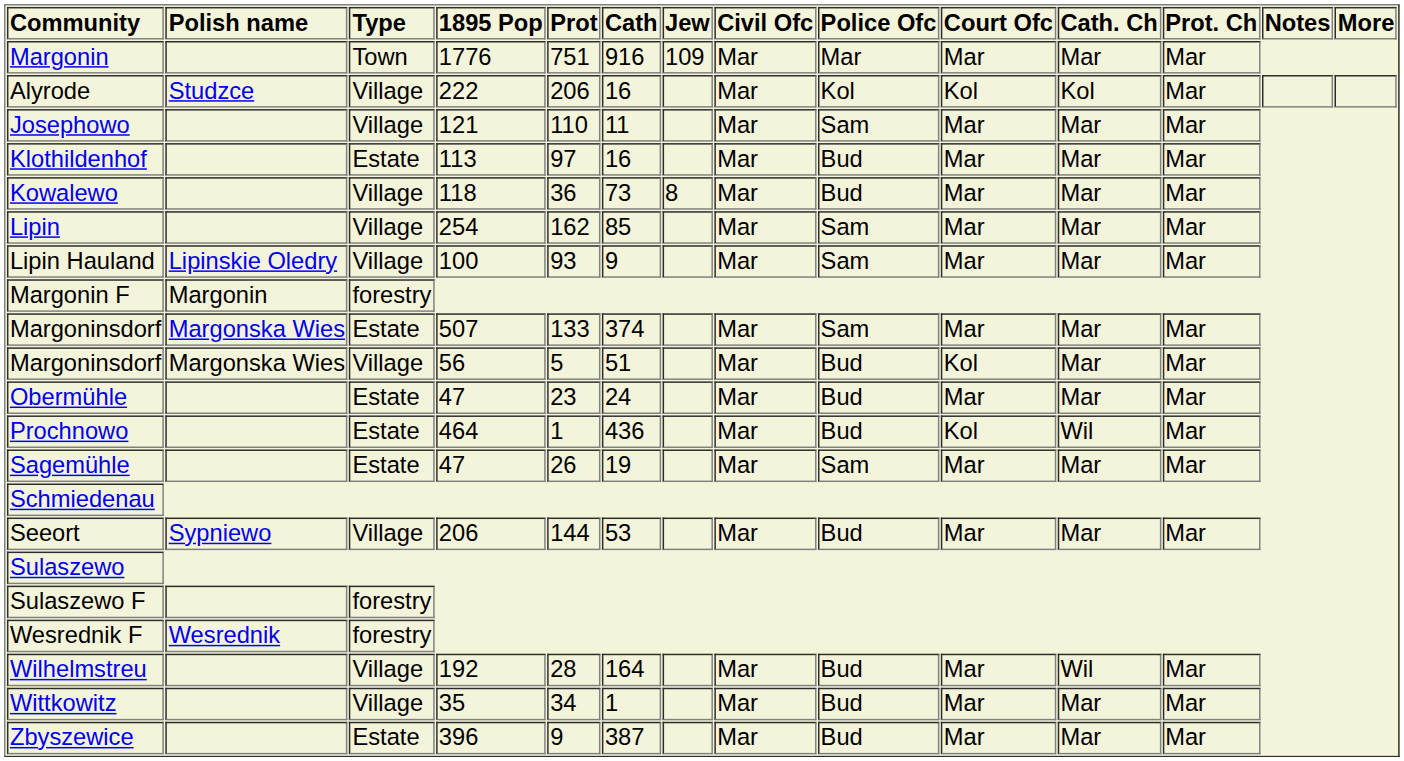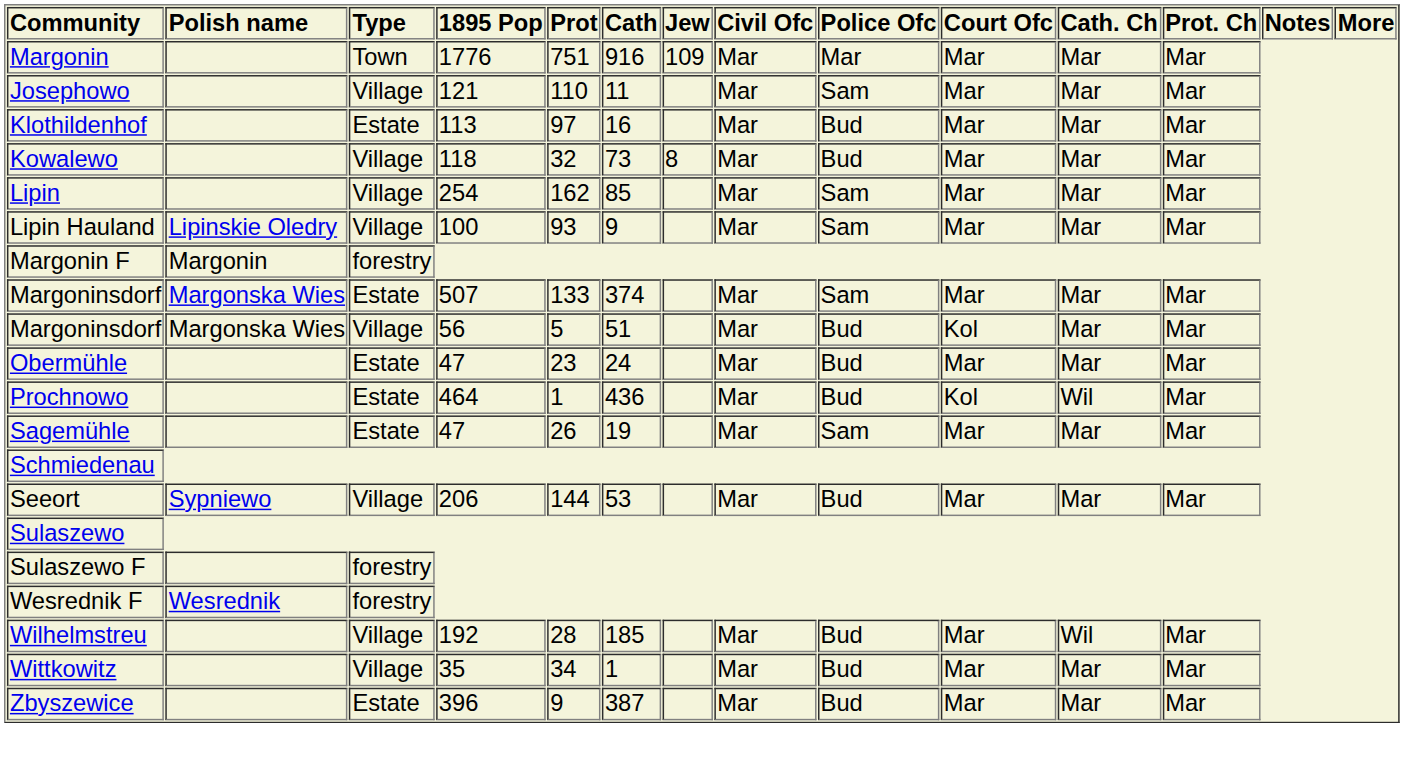- row: (50, 91)
(563, 193) 36 -> (563, 159) 32
(625, 669) 164 -> (625, 635) 185
